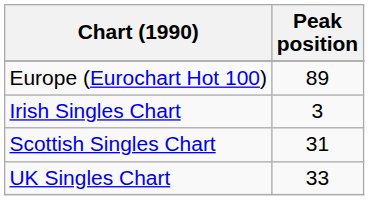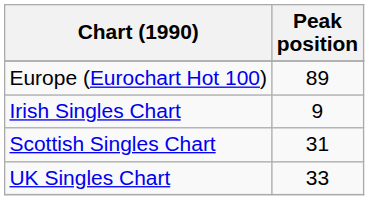(317, 111) 3 -> (317, 111) 9
